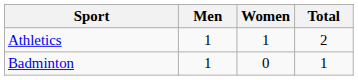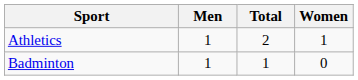columns swapped: (266, 16) <-> (324, 16)
